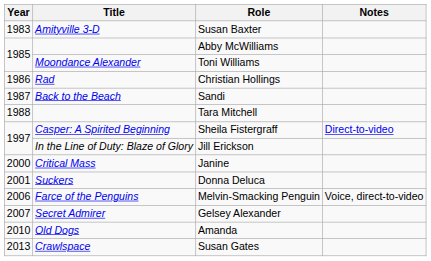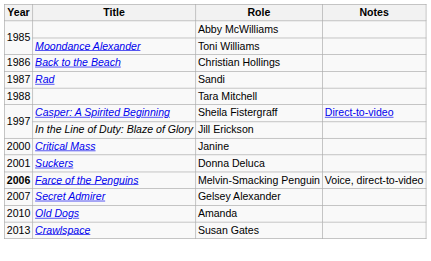- row: (230, 29)
(45, 79) Rad -> (78, 63) Back to the Beach
(78, 96) Back to the Beach -> (45, 79) Rad
(19, 197) normal -> (19, 180) bold
